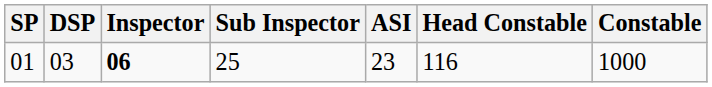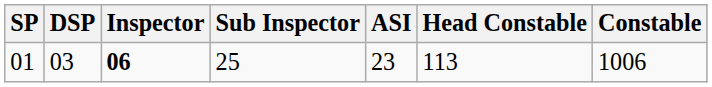(440, 61) 116 -> (440, 61) 113
(622, 61) 1000 -> (622, 61) 1006
